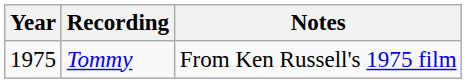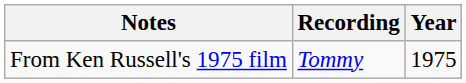columns swapped: (33, 22) <-> (318, 22)
